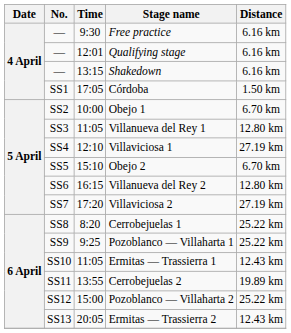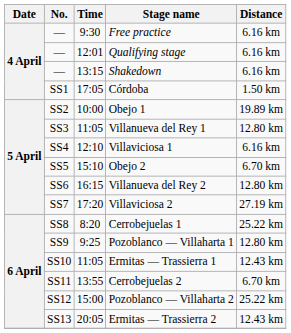(261, 108) 6.70 km -> (261, 108) 19.89 km
(261, 147) 27.19 km -> (261, 147) 6.16 km
(261, 242) 25.22 km -> (261, 242) 12.80 km
(261, 280) 19.89 km -> (261, 280) 6.70 km
